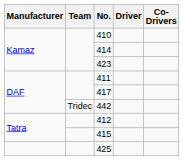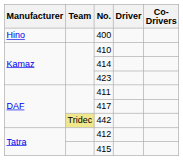+ row: (104, 35)
(80, 106) no background -> (80, 120) khaki background
- row: (104, 148)
